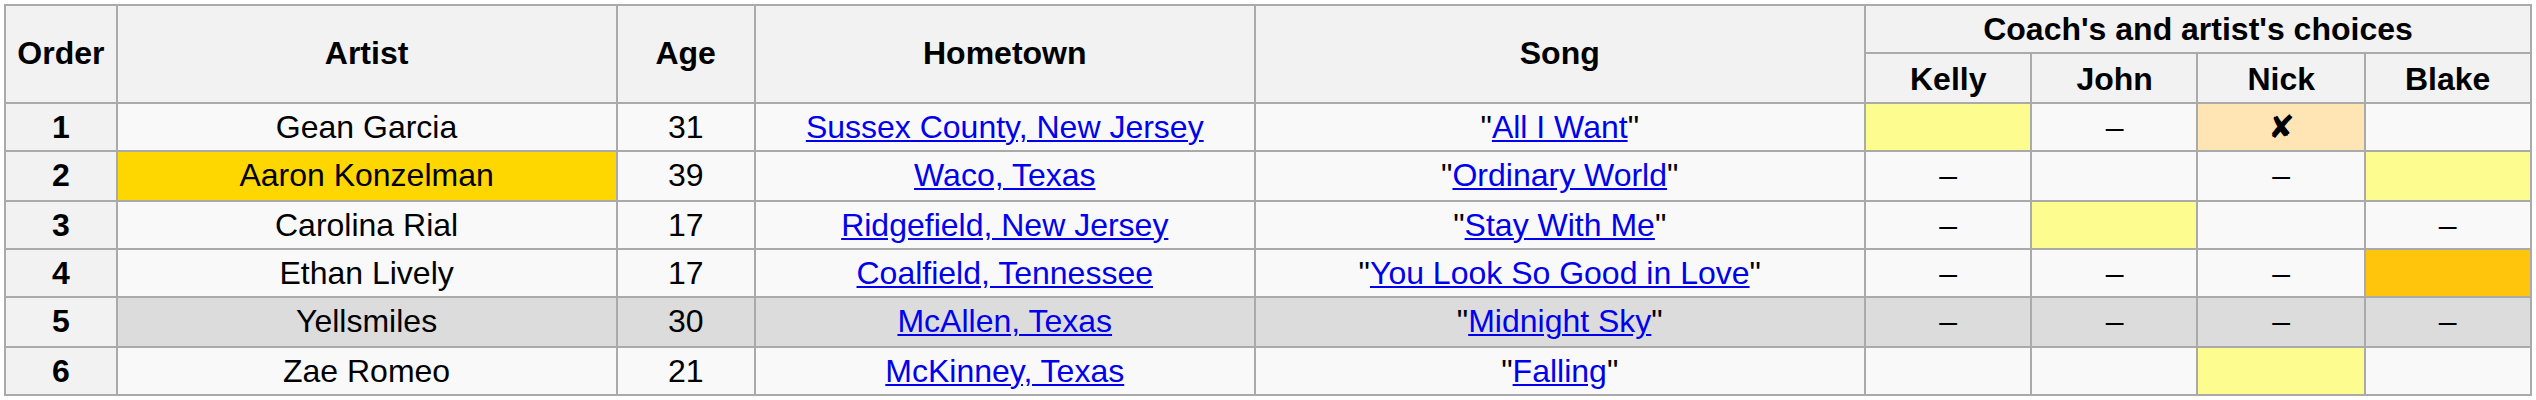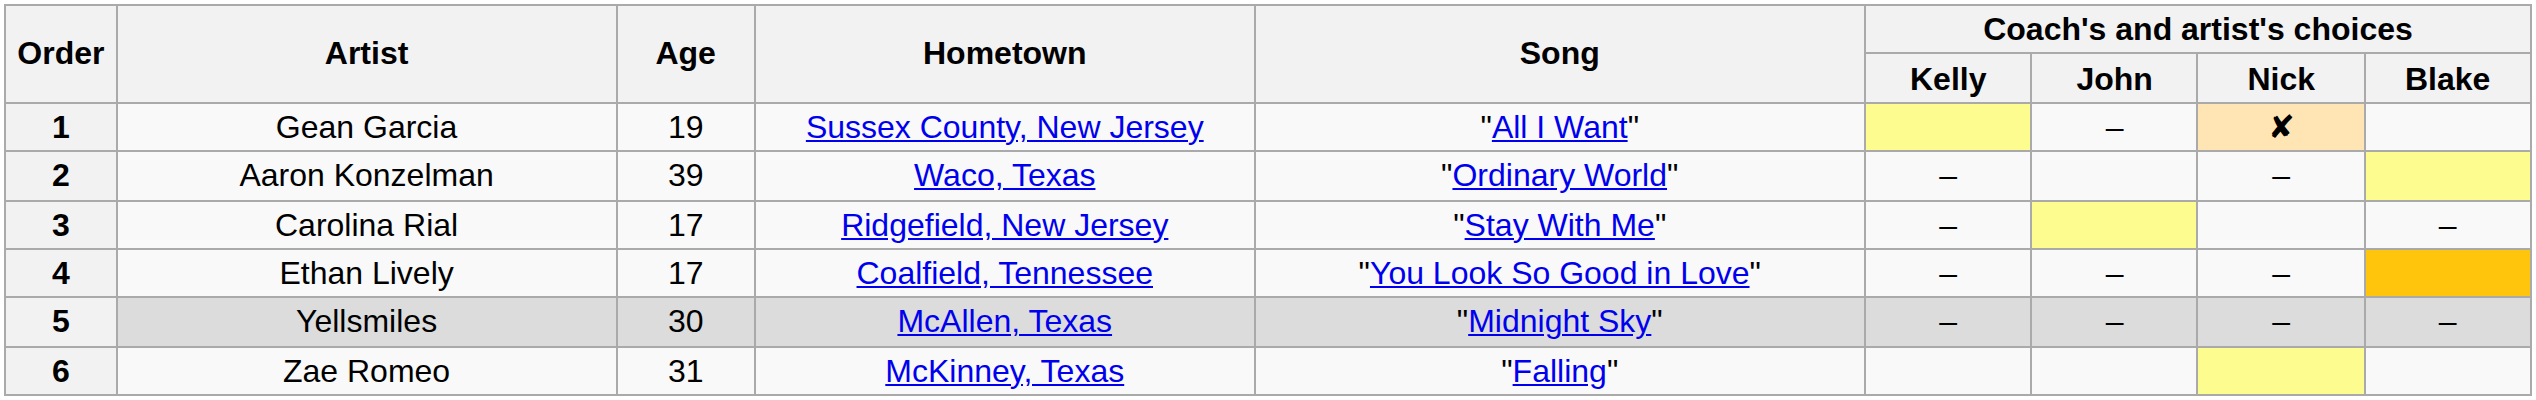(686, 127) 31 -> (686, 127) 19
(367, 176) gold background -> (367, 176) no background
(686, 371) 21 -> (686, 371) 31
